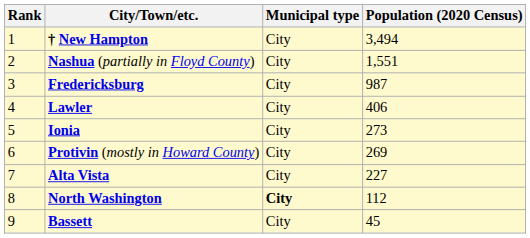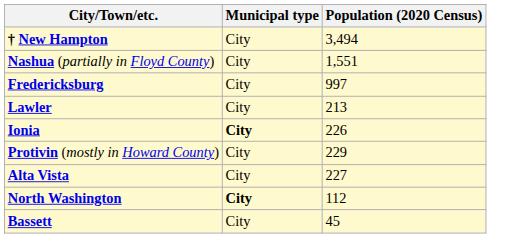- column: (25, 15)
(377, 84) 987 -> (336, 84) 997
(377, 107) 406 -> (336, 107) 213
(278, 130) normal -> (239, 130) bold
(377, 130) 273 -> (336, 130) 226
(377, 152) 269 -> (336, 152) 229
